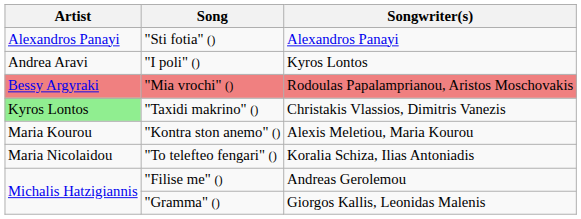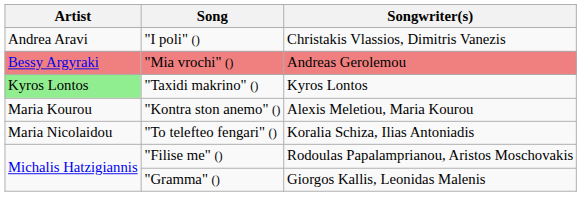- row: (180, 39)
(327, 62) Kyros Lontos -> (396, 39) Christakis Vlassios, Dimitris Vanezis
(430, 86) Rodoulas Papalamprianou, Aristos Moschovakis -> (347, 62) Andreas Gerolemou
(396, 109) Christakis Vlassios, Dimitris Vanezis -> (327, 86) Kyros Lontos
(347, 179) Andreas Gerolemou -> (430, 156) Rodoulas Papalamprianou, Aristos Moschovakis
